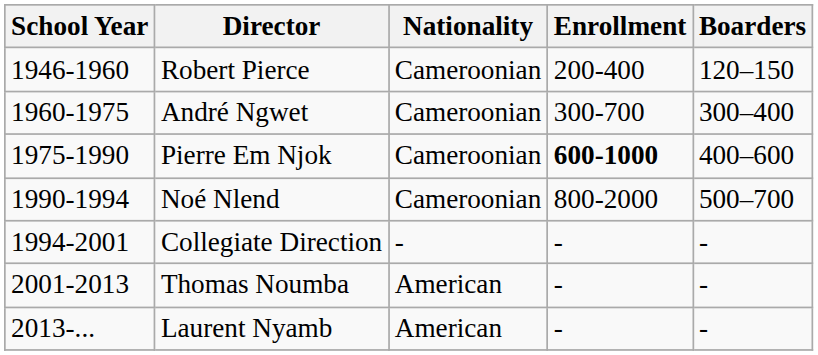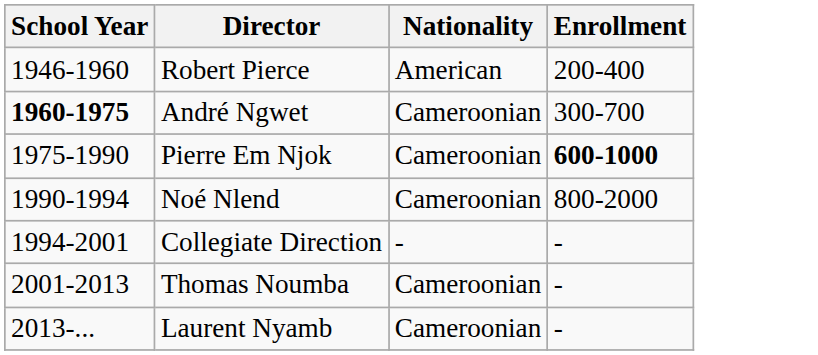- column: (753, 26)
(468, 69) Cameroonian -> (448, 69) American
(70, 112) normal -> (70, 112) bold
(448, 284) American -> (468, 284) Cameroonian
(448, 328) American -> (468, 328) Cameroonian
